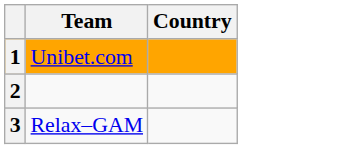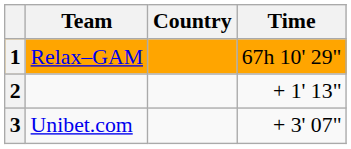+ column: (292, 21)
(82, 56) Unibet.com -> (87, 56) Relax–GAM
(87, 125) Relax–GAM -> (82, 125) Unibet.com
